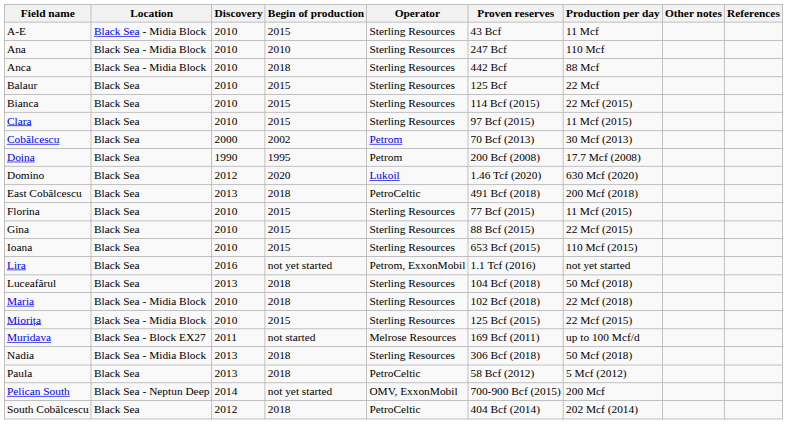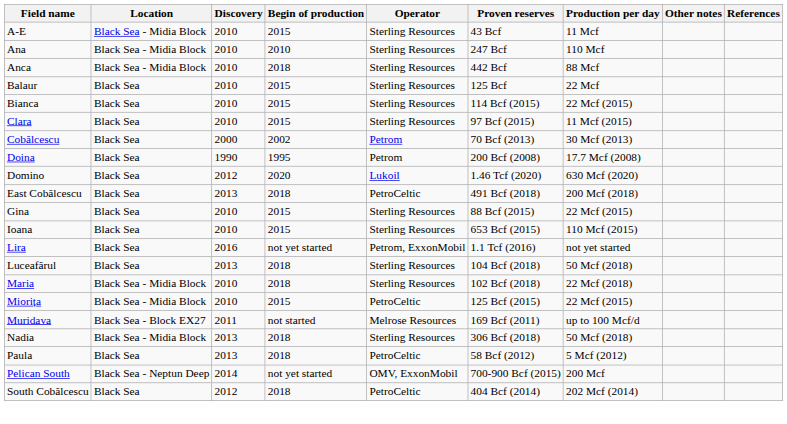- row: (23, 211)
(412, 319) Sterling Resources -> (395, 301) PetroCeltic
